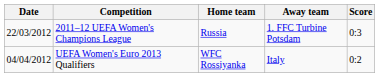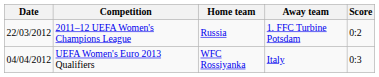(355, 33) 0:3 -> (355, 33) 0:2
(355, 59) 0:2 -> (355, 59) 0:3
